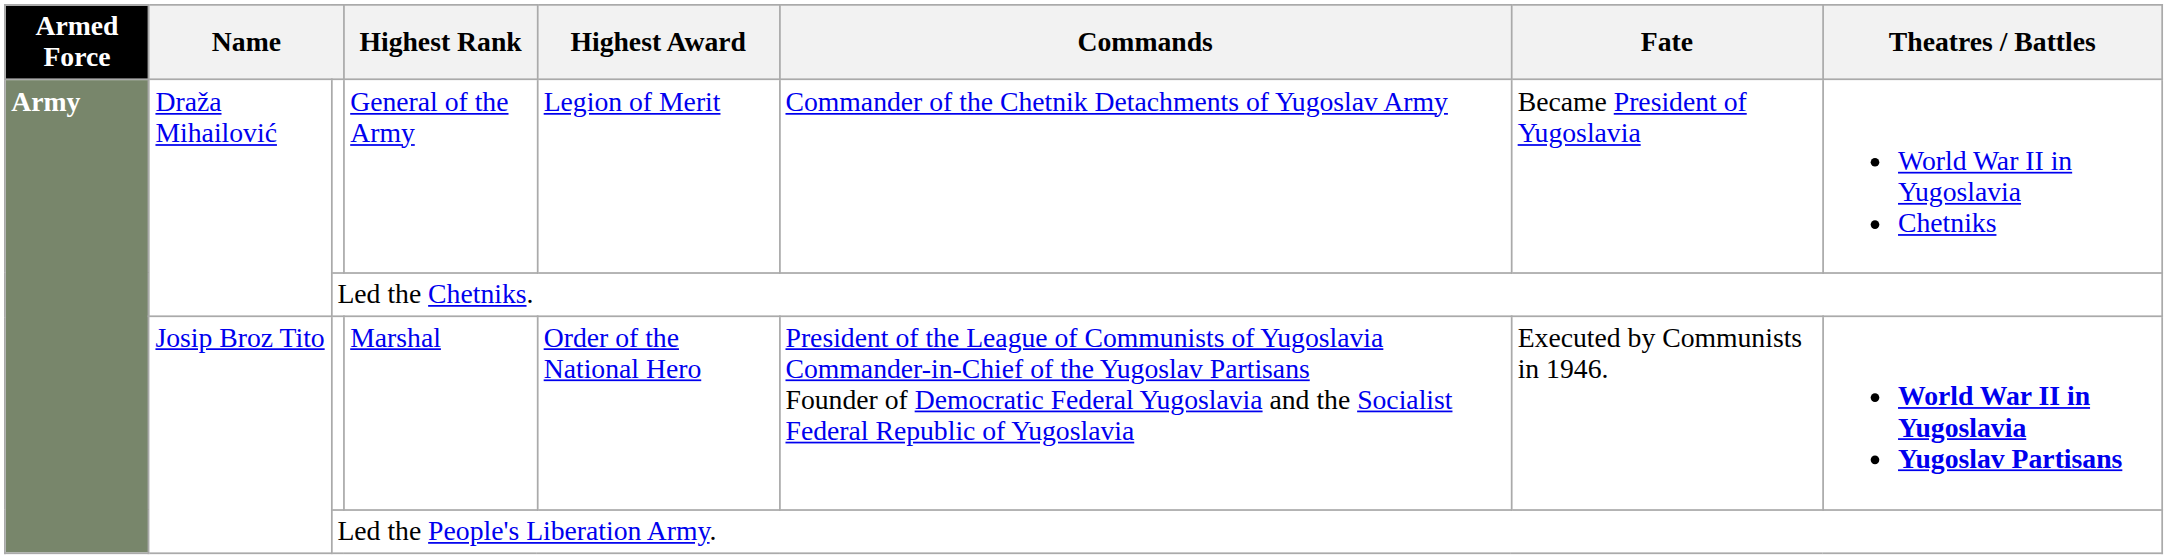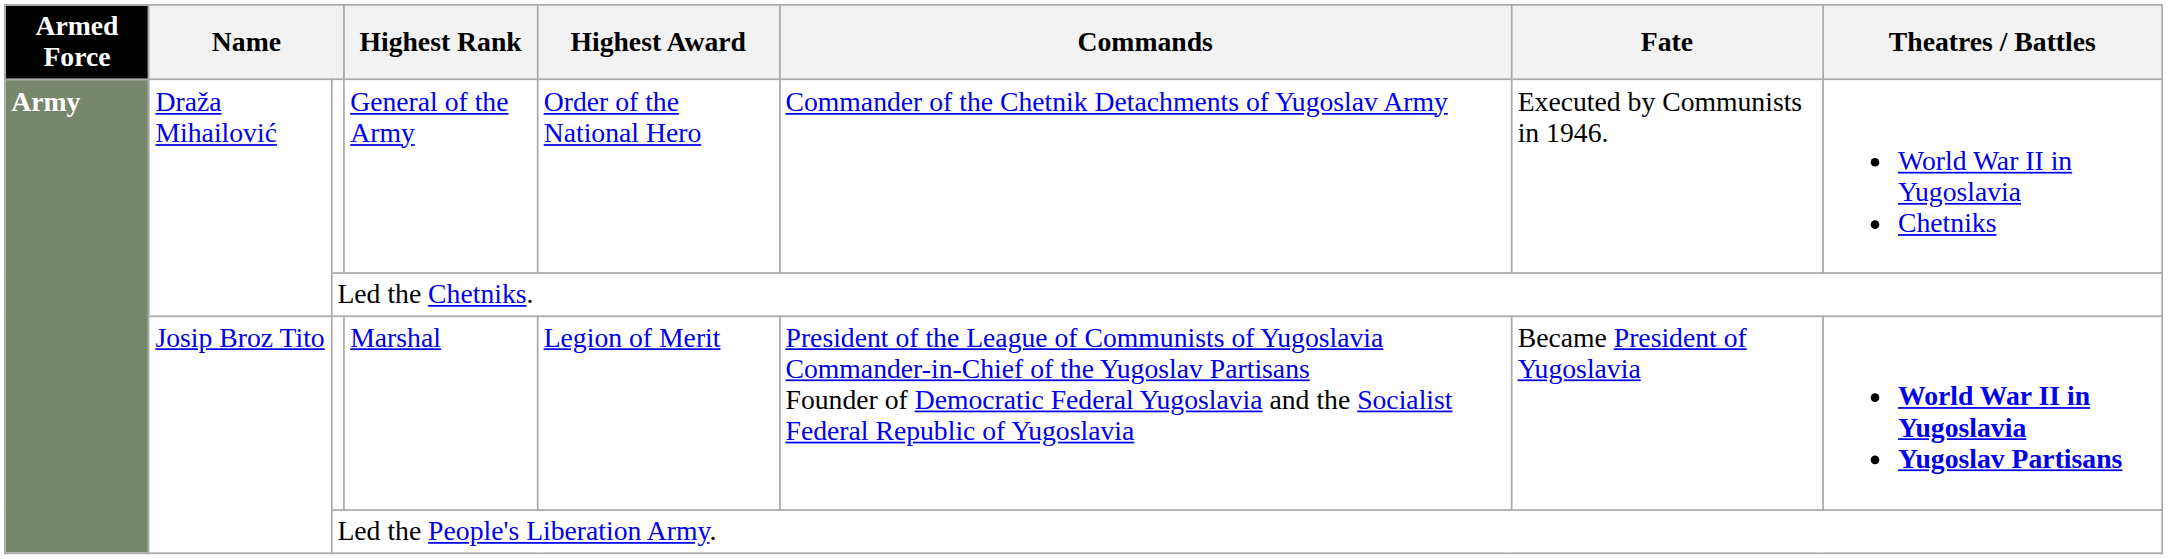(632, 101) Legion of Merit -> (622, 117) Order of the National Hero
(1632, 117) Became President of Yugoslavia -> (1660, 117) Executed by Communists in 1946.
(622, 353) Order of the National Hero -> (632, 338) Legion of Merit
(1660, 353) Executed by Communists in 1946. -> (1632, 353) Became President of Yugoslavia
